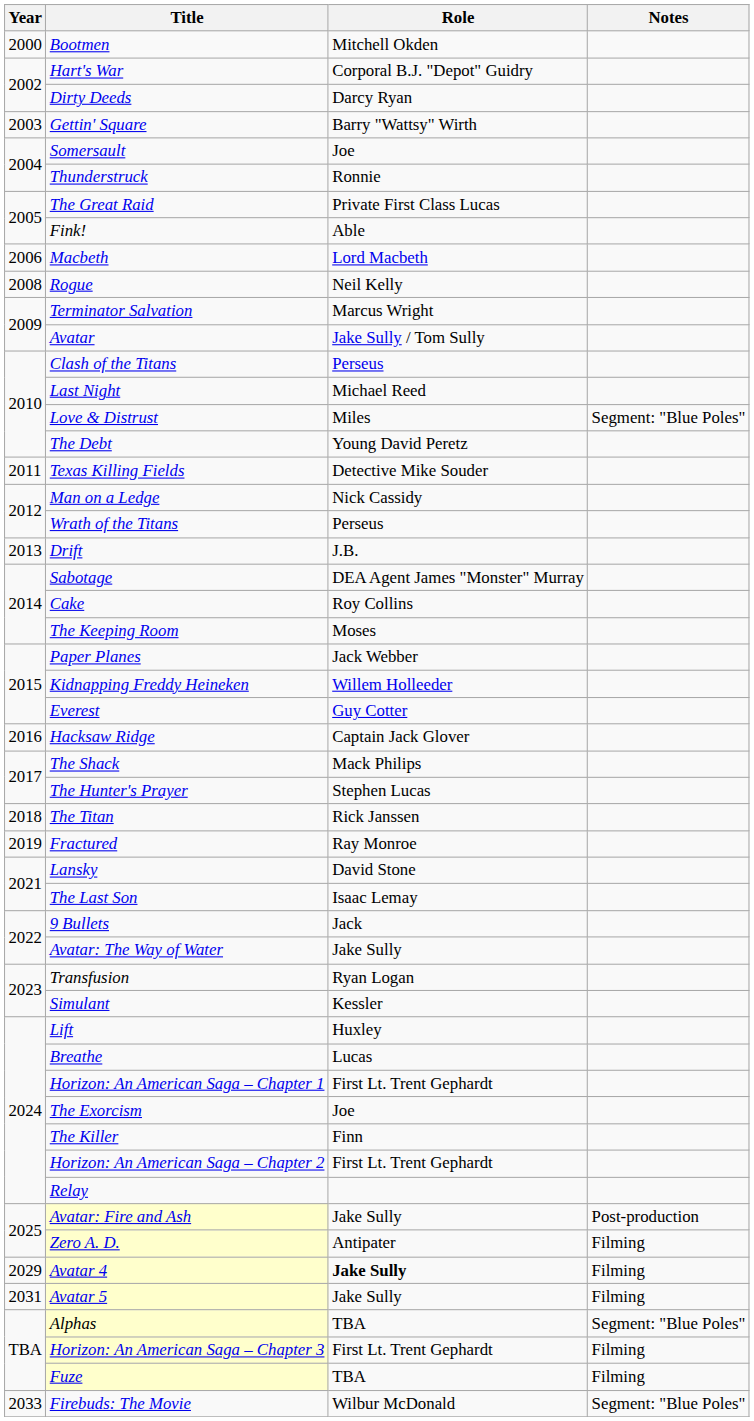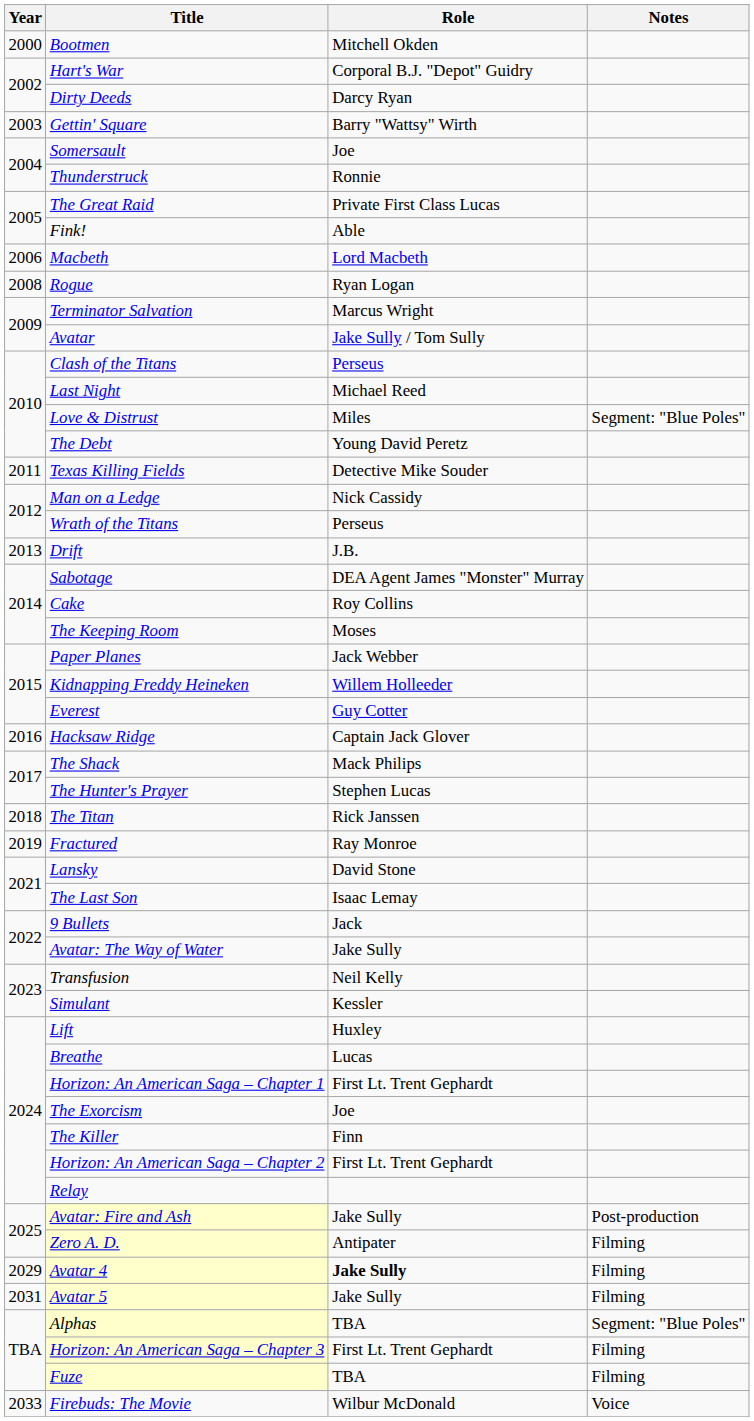(367, 284) Neil Kelly -> (373, 284) Ryan Logan
(373, 976) Ryan Logan -> (367, 976) Neil Kelly
(668, 1403) Segment: "Blue Poles" -> (611, 1403) Voice
